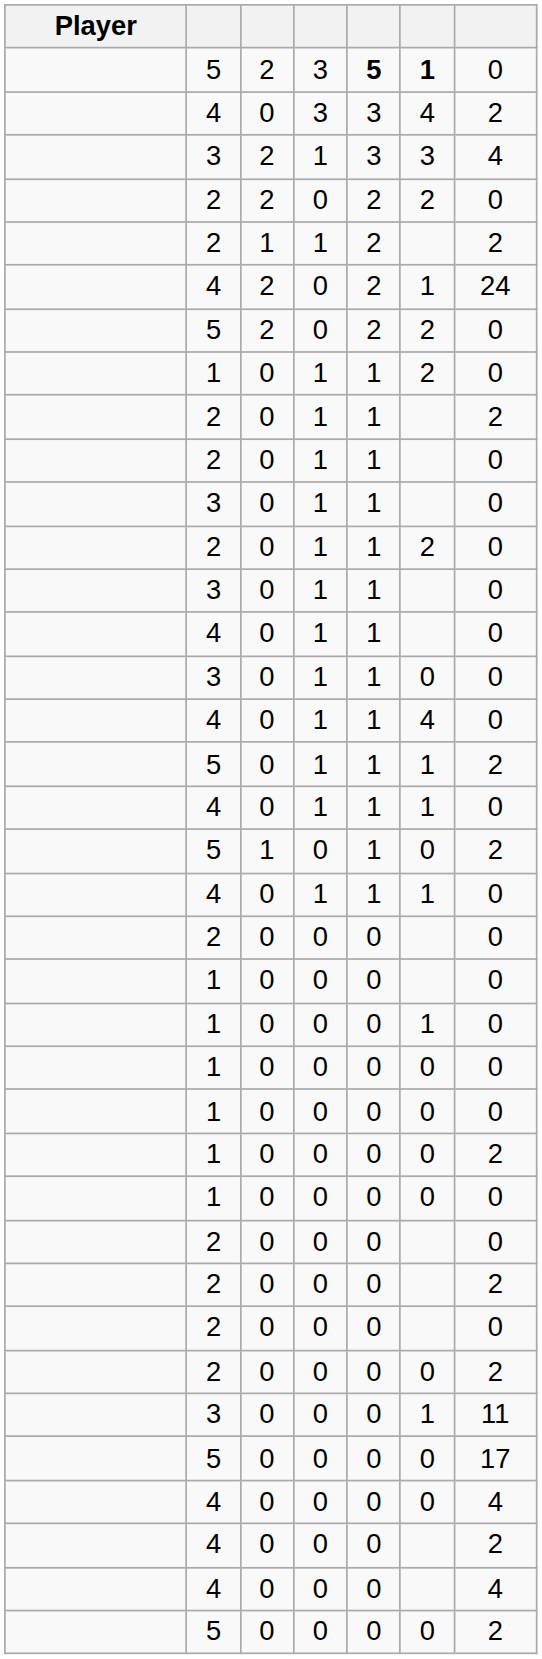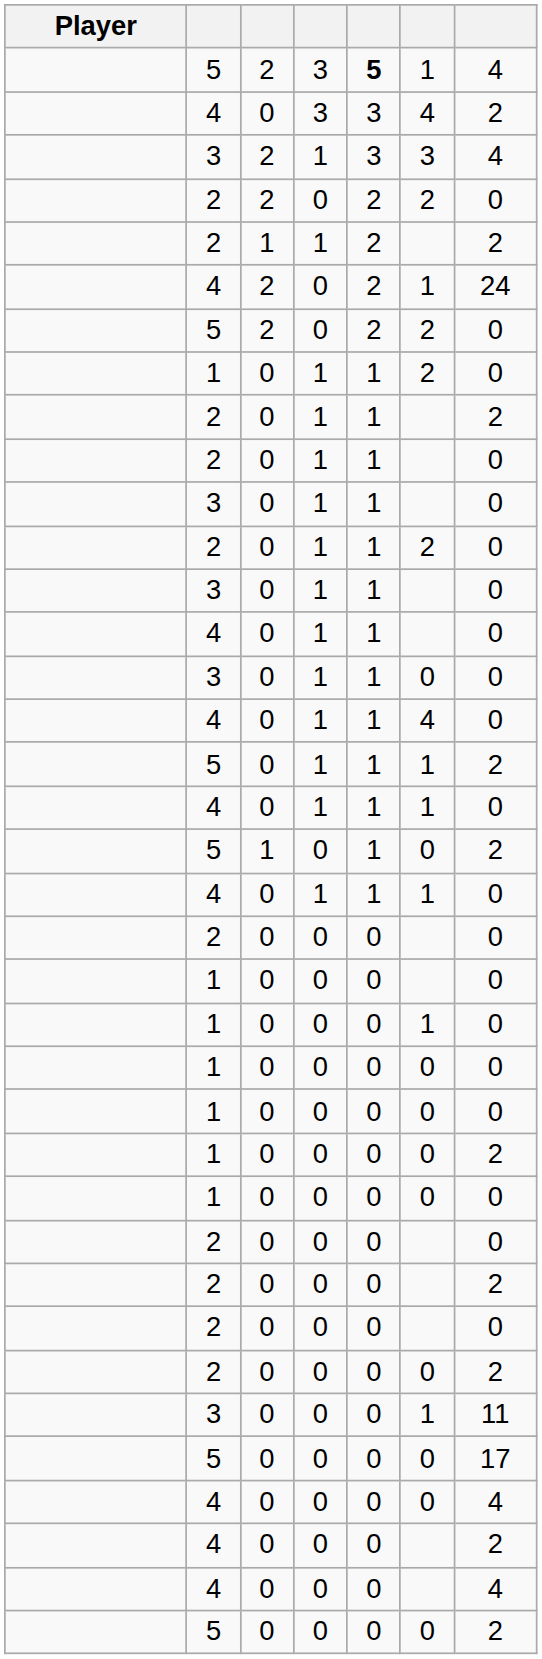(427, 69) bold -> (427, 69) normal
(495, 69) 0 -> (495, 69) 4
